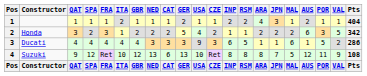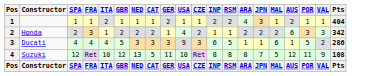- column: (75, 10)
(184, 32) 5 -> (168, 32) 1
(338, 32) 5 -> (323, 32) 3
(137, 44) 4 -> (122, 44) 5
(168, 55) 6 -> (153, 55) 5
(184, 55) 13 -> (168, 55) 11
